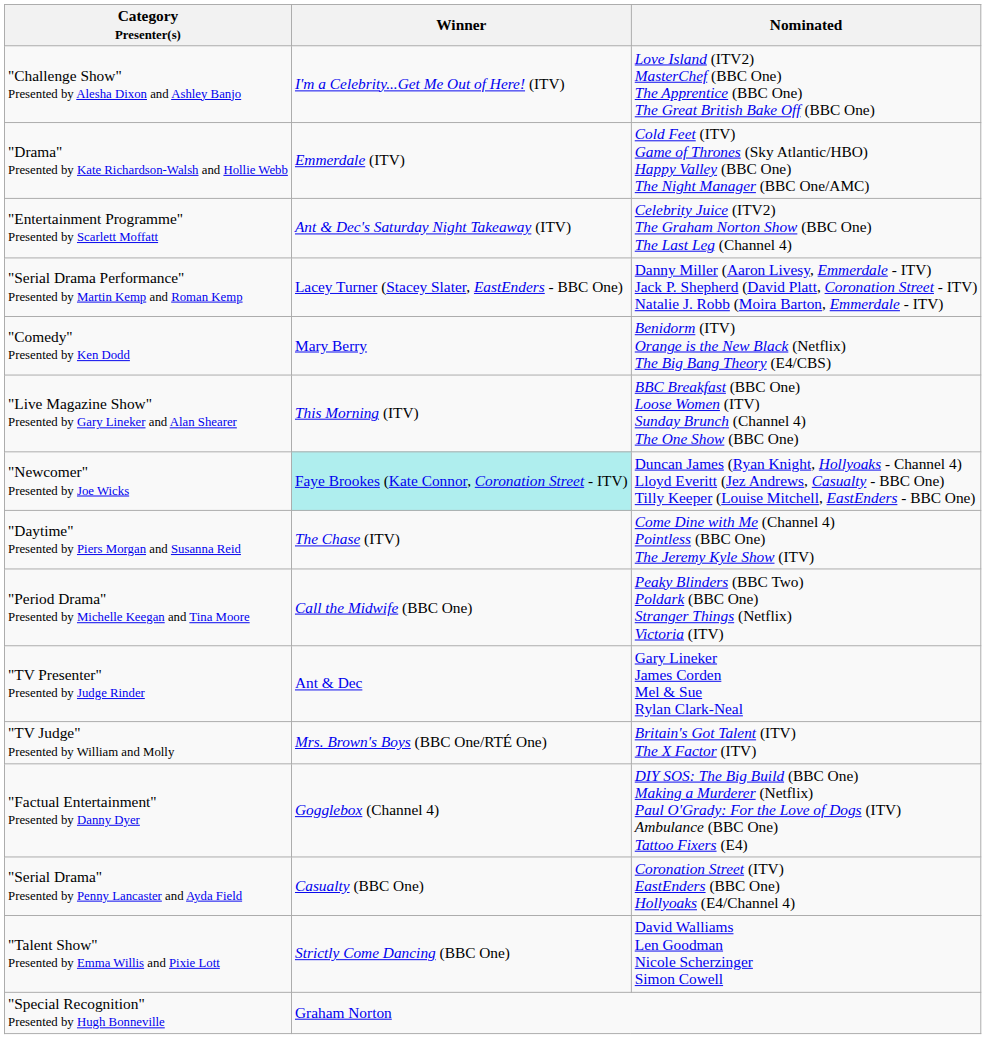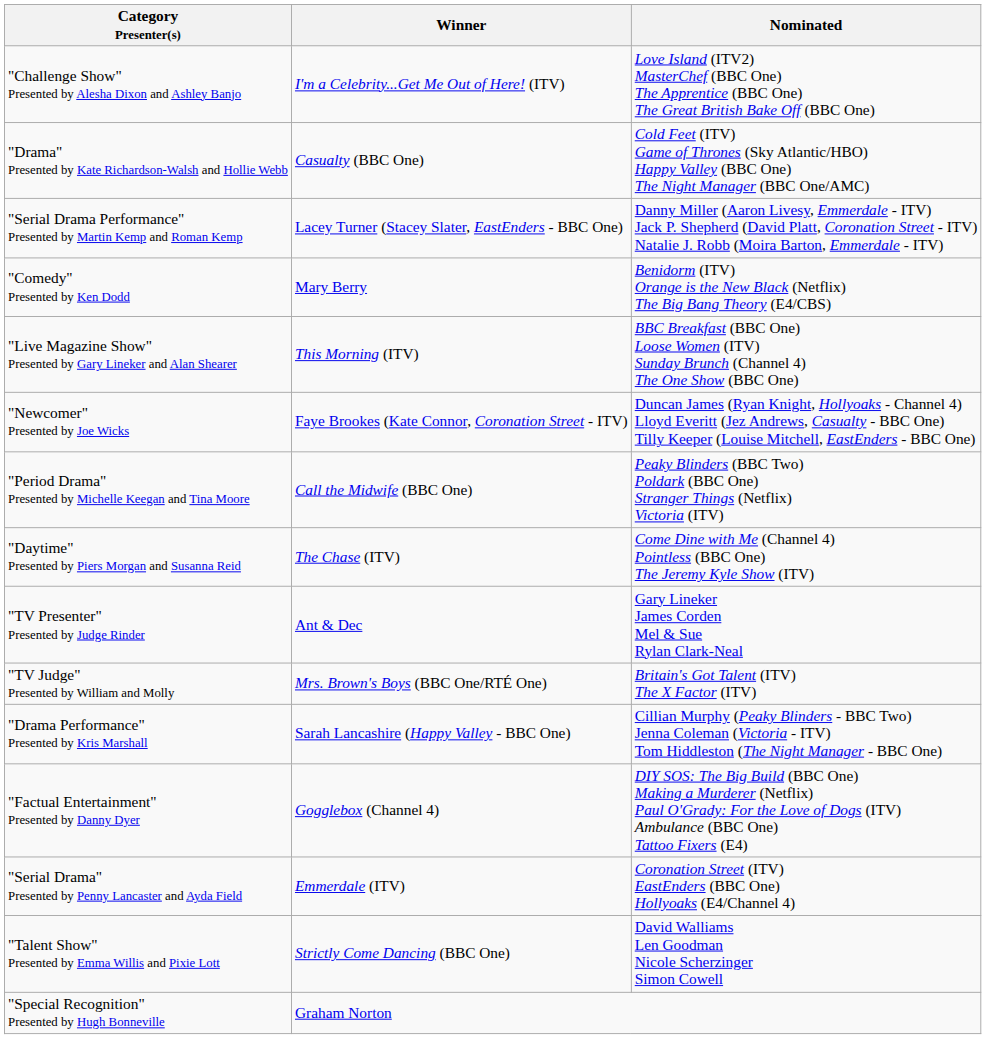(350, 160) Emmerdale (ITV) -> (359, 160) Casualty (BBC One)
- row: (96, 227)
(461, 480) paleturquoise background -> (461, 422) no background
rows swapped: (129, 607) <-> (124, 539)
+ row: (78, 733)
(359, 886) Casualty (BBC One) -> (350, 886) Emmerdale (ITV)
